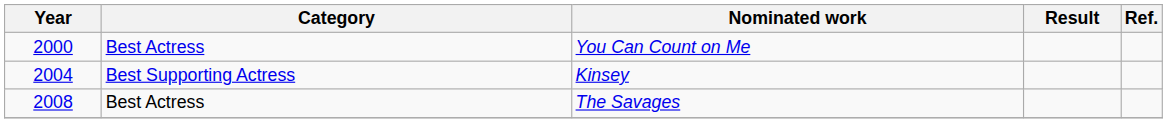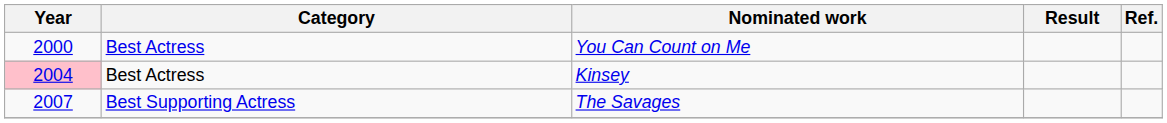(53, 74) no background -> (53, 74) pink background
(200, 74) Best Supporting Actress -> (155, 74) Best Actress
(53, 103) 2008 -> (53, 103) 2007
(155, 103) Best Actress -> (200, 103) Best Supporting Actress
